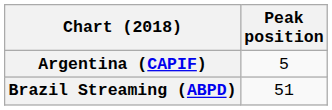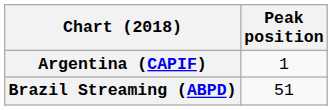(284, 64) 5 -> (284, 64) 1
